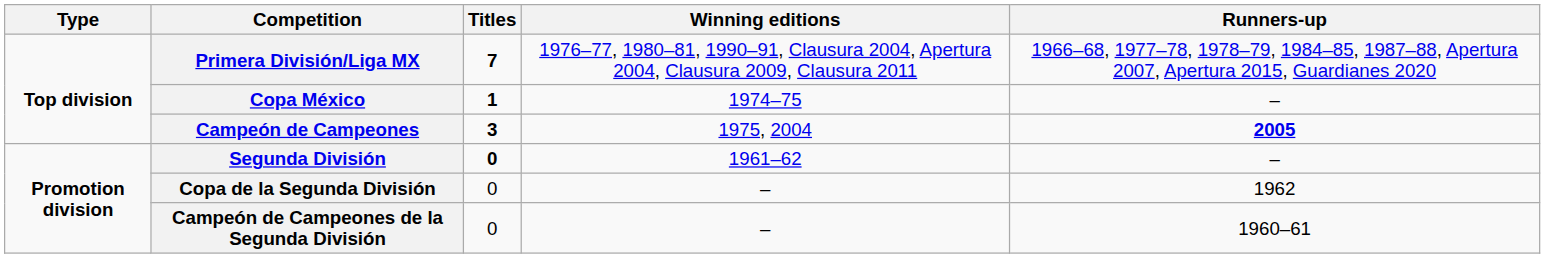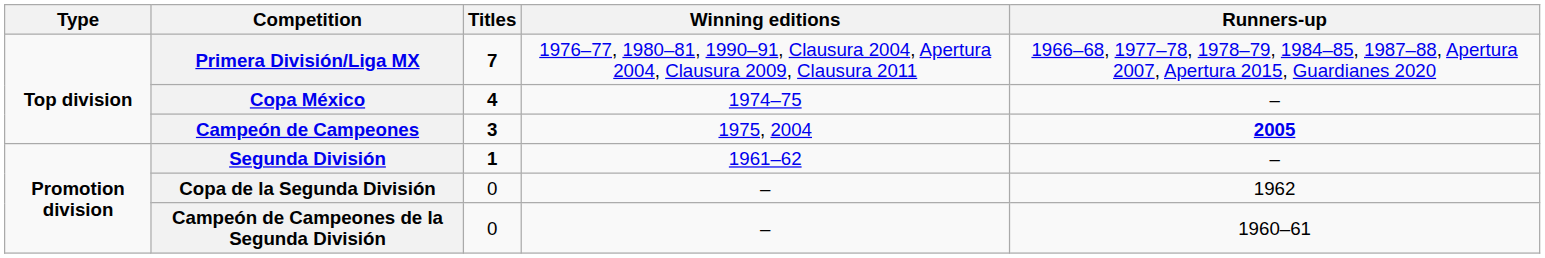(492, 100) 1 -> (492, 100) 4
(492, 159) 0 -> (492, 159) 1
